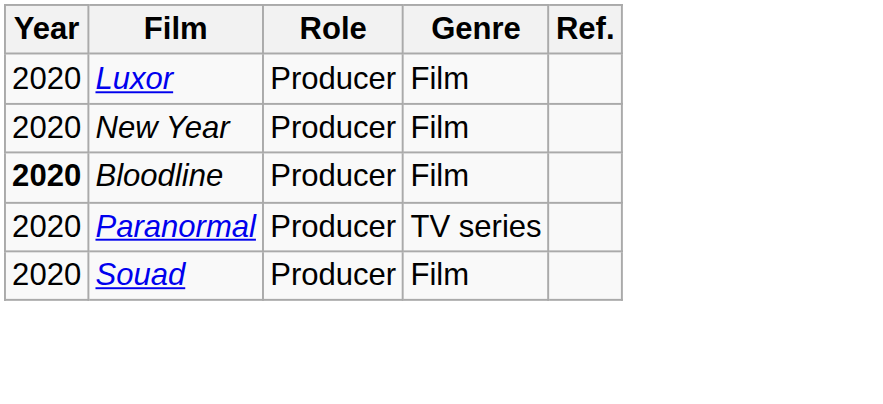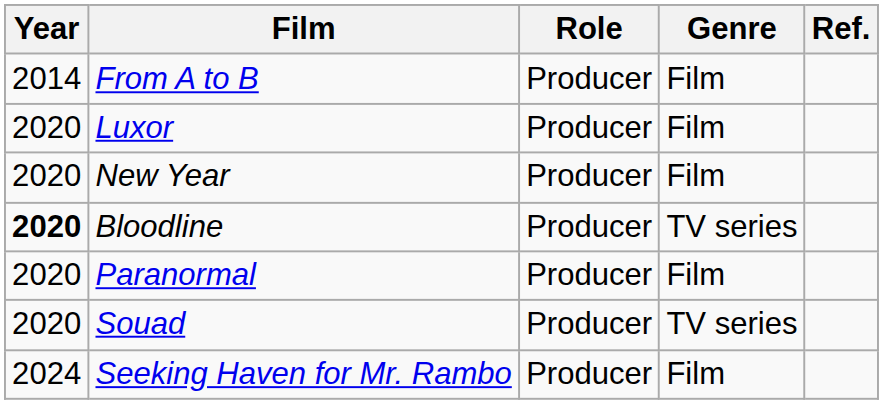+ row: (177, 78)
(440, 176) Film -> (732, 226) TV series
(476, 226) TV series -> (696, 275) Film
(440, 275) Film -> (732, 324) TV series
+ row: (304, 373)
